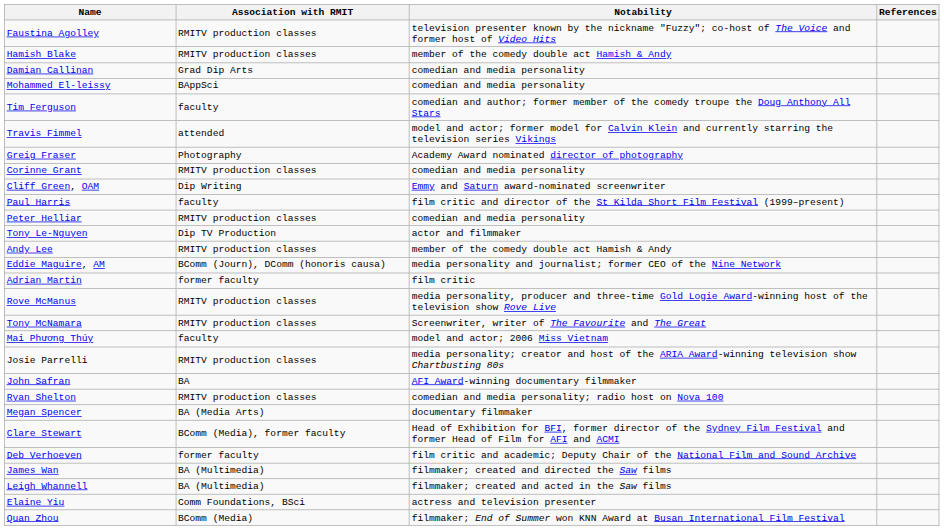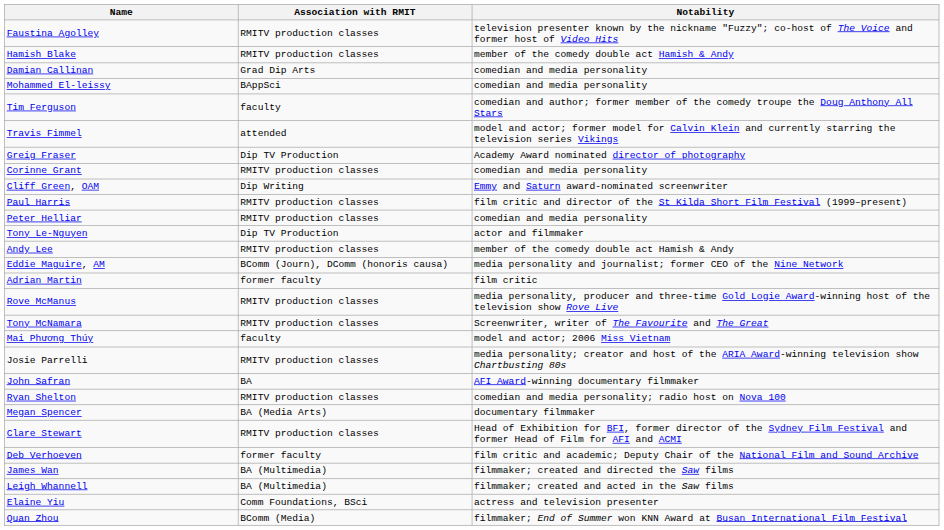- column: (908, 12)
(210, 155) Photography -> (289, 155) Dip TV Production
(198, 202) faculty -> (310, 202) RMITV production classes
(262, 434) BComm (Media), former faculty -> (310, 434) RMITV production classes
